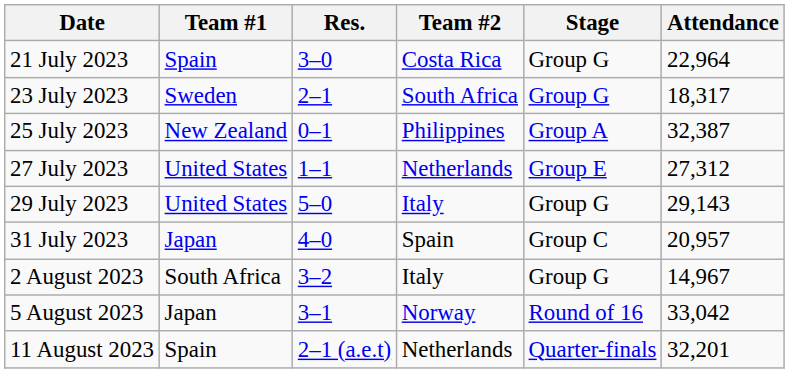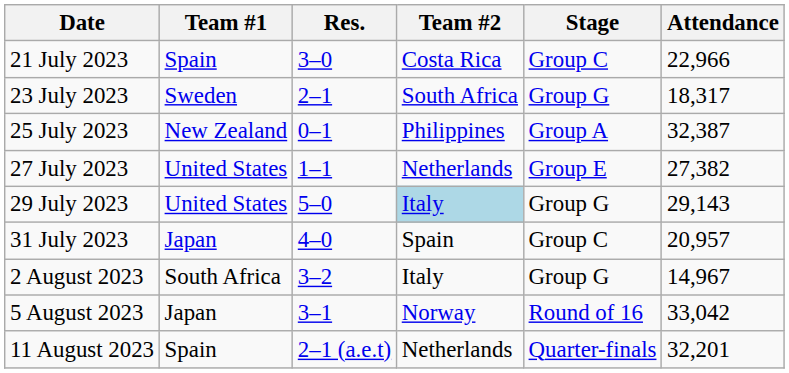(569, 58) Group G -> (568, 58) Group C
(698, 58) 22,964 -> (698, 58) 22,966
(698, 167) 27,312 -> (698, 167) 27,382
(423, 204) no background -> (423, 204) lightblue background
